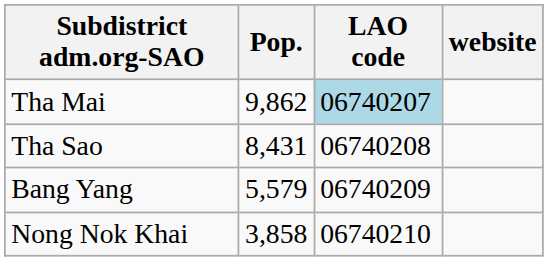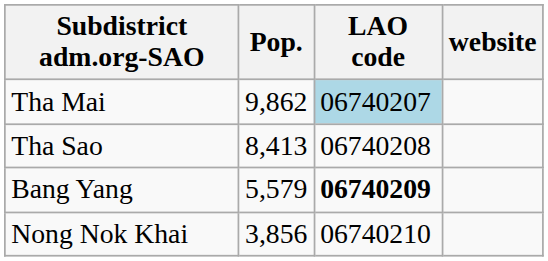(276, 145) 8,431 -> (276, 145) 8,413
(375, 189) normal -> (375, 189) bold
(276, 233) 3,858 -> (276, 233) 3,856
